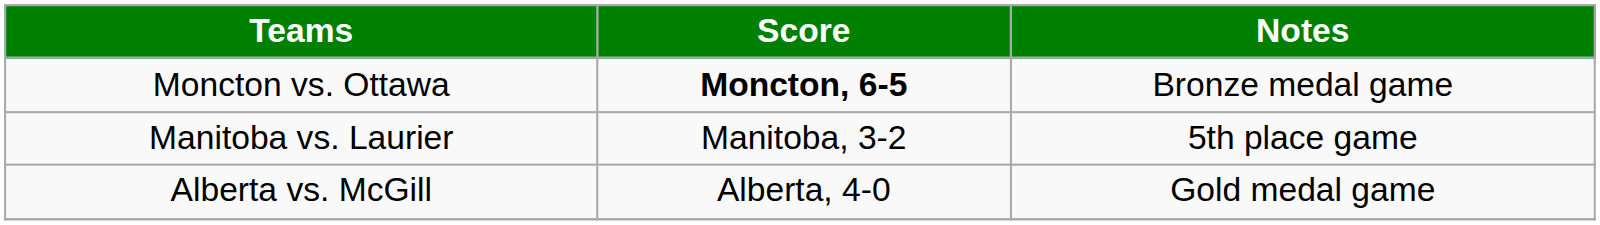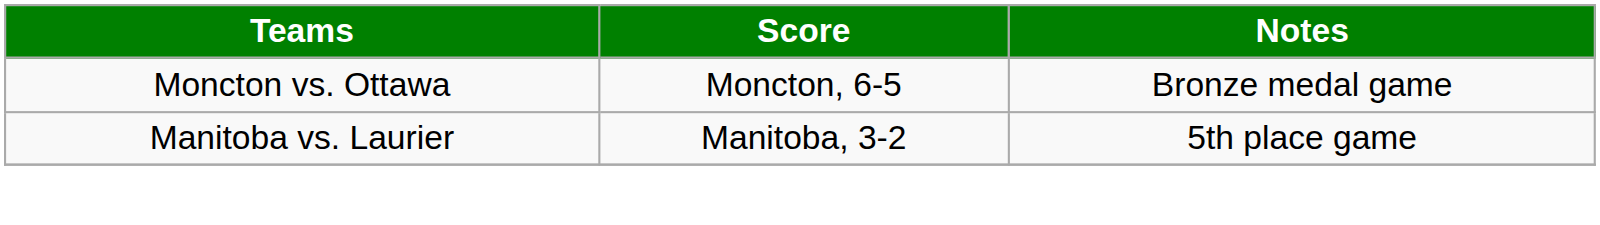(804, 84) bold -> (804, 84) normal
- row: (301, 191)
